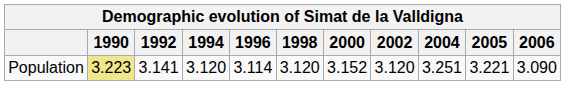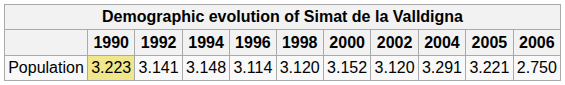(206, 67) 3.120 -> (206, 67) 3.148
(442, 67) 3.251 -> (442, 67) 3.291
(537, 67) 3.090 -> (537, 67) 2.750
